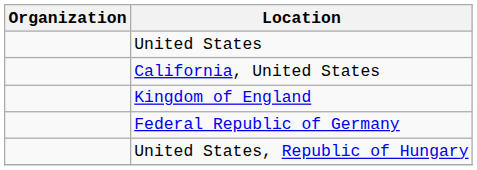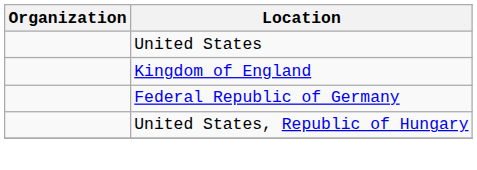- row: (257, 71)
